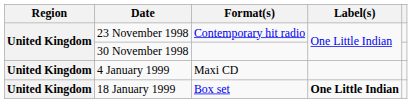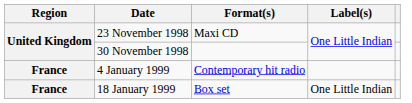(250, 32) Contemporary hit radio -> (216, 32) Maxi CD
(49, 70) United Kingdom -> (49, 70) France
(216, 70) Maxi CD -> (250, 70) Contemporary hit radio
(49, 88) United Kingdom -> (49, 88) France
(355, 88) bold -> (351, 88) normal
